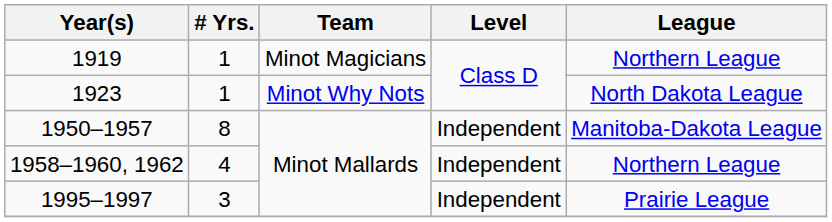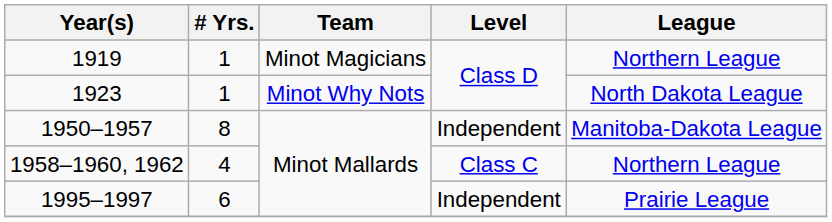(499, 164) Independent -> (499, 164) Class C
(224, 199) 3 -> (224, 199) 6
